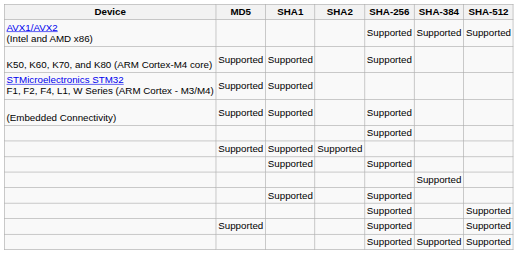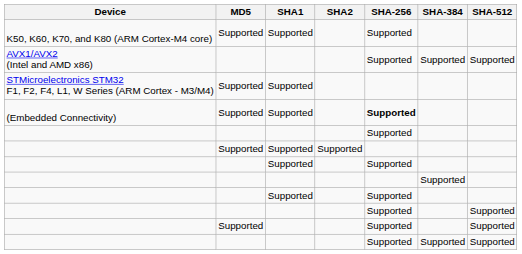rows swapped: (50, 33) <-> (109, 65)
(389, 112) normal -> (391, 112) bold
